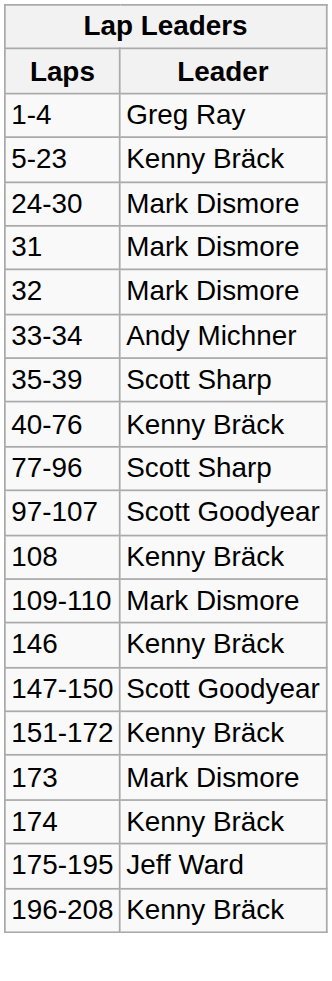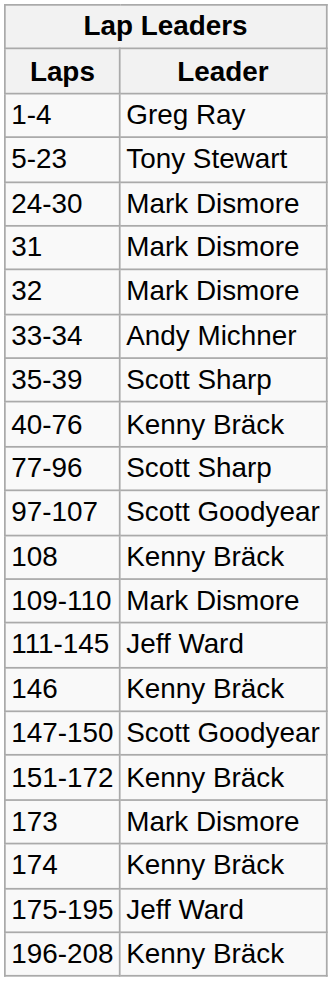(205, 159) Kenny Bräck -> (207, 159) Tony Stewart
+ row: (60, 644)
